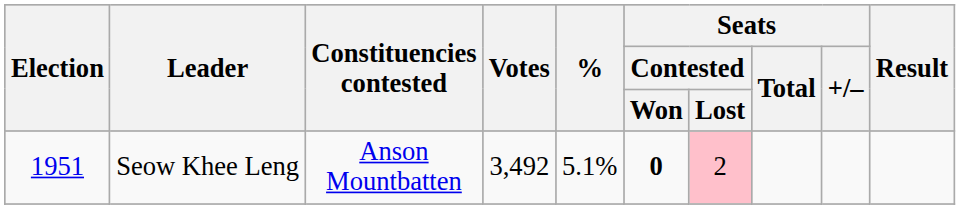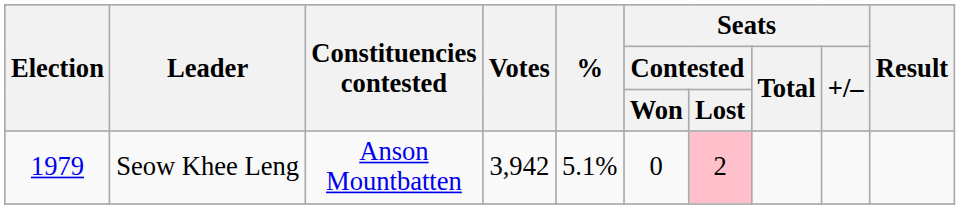(57, 166) 1951 -> (57, 166) 1979
(519, 166) 3,492 -> (519, 166) 3,942
(656, 166) bold -> (656, 166) normal
